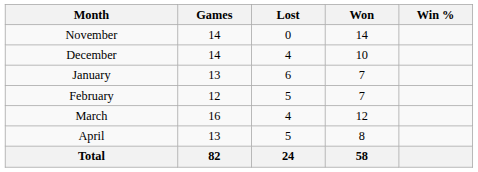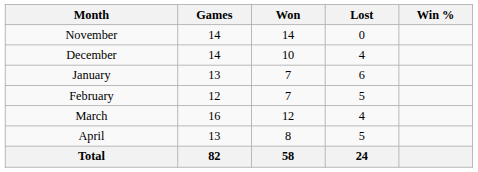columns swapped: (362, 14) <-> (288, 14)
